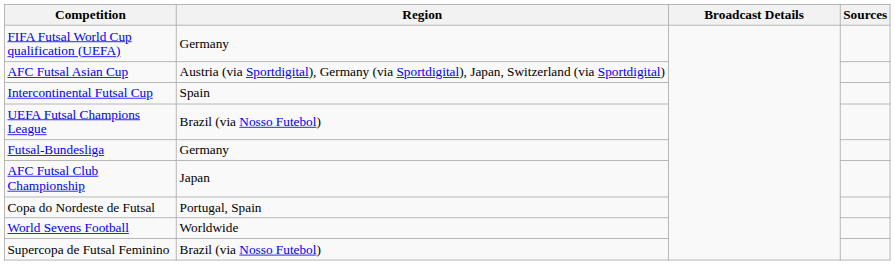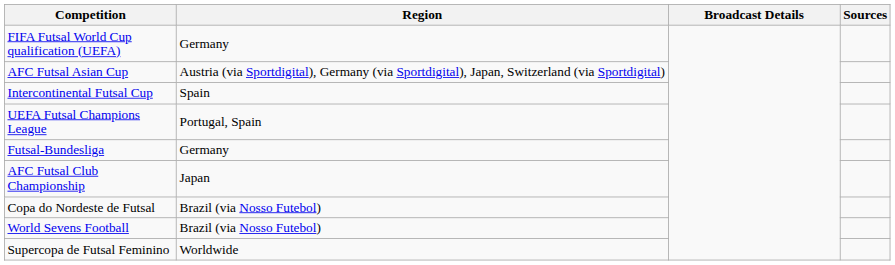(250, 121) Brazil (via Nosso Futebol) -> (221, 121) Portugal, Spain
(221, 207) Portugal, Spain -> (250, 207) Brazil (via Nosso Futebol)
(209, 228) Worldwide -> (250, 228) Brazil (via Nosso Futebol)
(250, 249) Brazil (via Nosso Futebol) -> (209, 249) Worldwide
